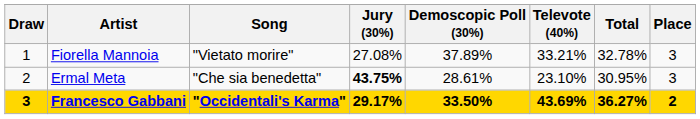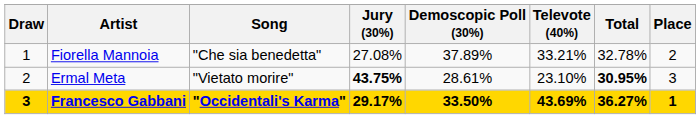(243, 55) "Vietato morire" -> (257, 55) "Che sia benedetta"
(673, 55) 3 -> (673, 55) 2
(257, 78) "Che sia benedetta" -> (243, 78) "Vietato morire"
(622, 78) normal -> (622, 78) bold
(673, 101) 2 -> (673, 101) 1
